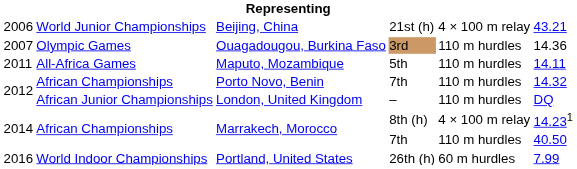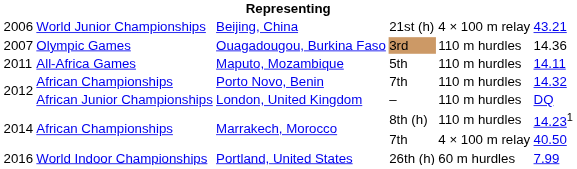(484, 120) 4 × 100 m relay -> (480, 120) 110 m hurdles
(480, 140) 110 m hurdles -> (484, 140) 4 × 100 m relay
